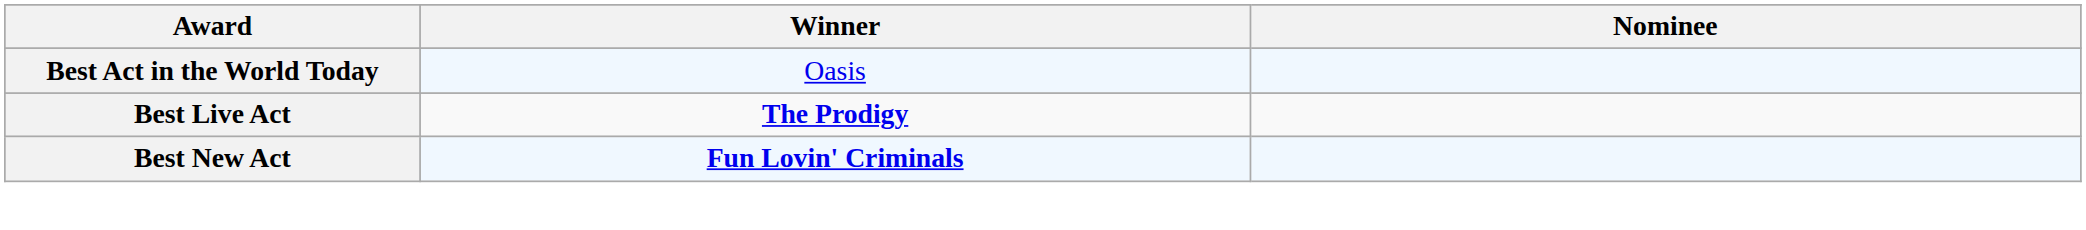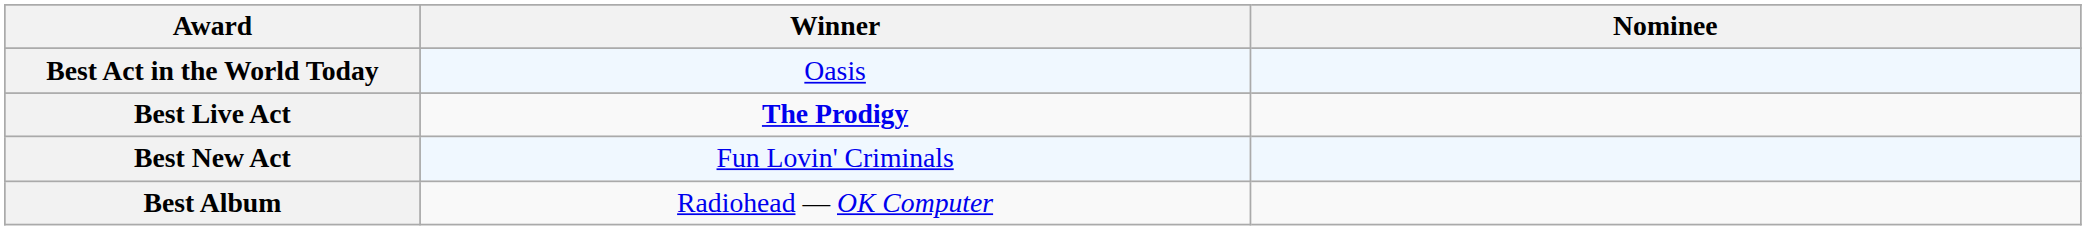(835, 158) bold -> (835, 158) normal
+ row: (212, 202)
